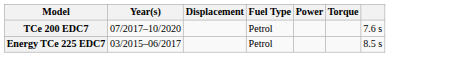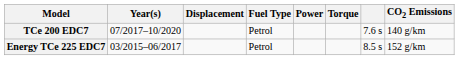+ column: (419, 13)
